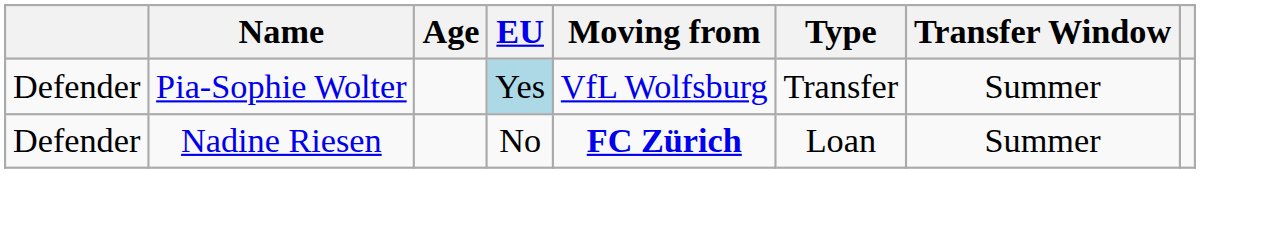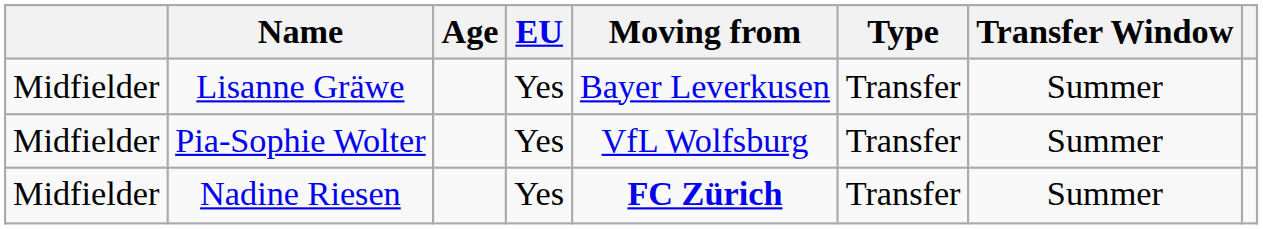+ row: (300, 85)
(77, 85) Defender -> (86, 140) Midfielder
(520, 85) lightblue background -> (539, 140) no background
(77, 140) Defender -> (86, 194) Midfielder
(520, 140) No -> (539, 194) Yes
(841, 140) Loan -> (903, 194) Transfer
